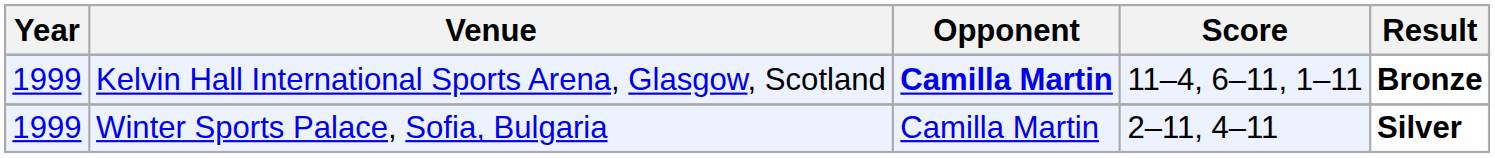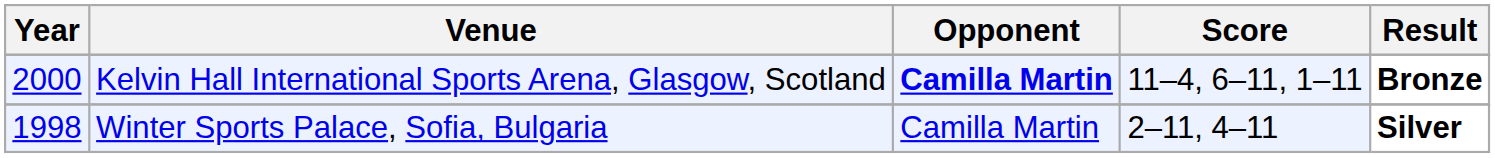(47, 79) 1999 -> (47, 79) 2000
(47, 128) 1999 -> (47, 128) 1998
